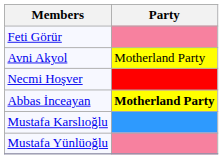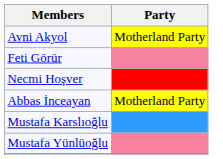rows swapped: (37, 58) <-> (35, 36)
(164, 101) bold -> (160, 101) normal
